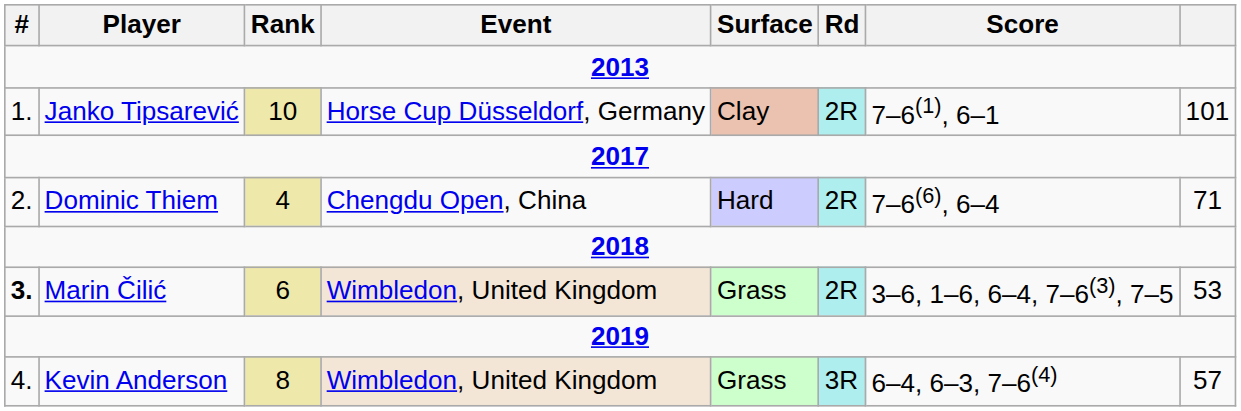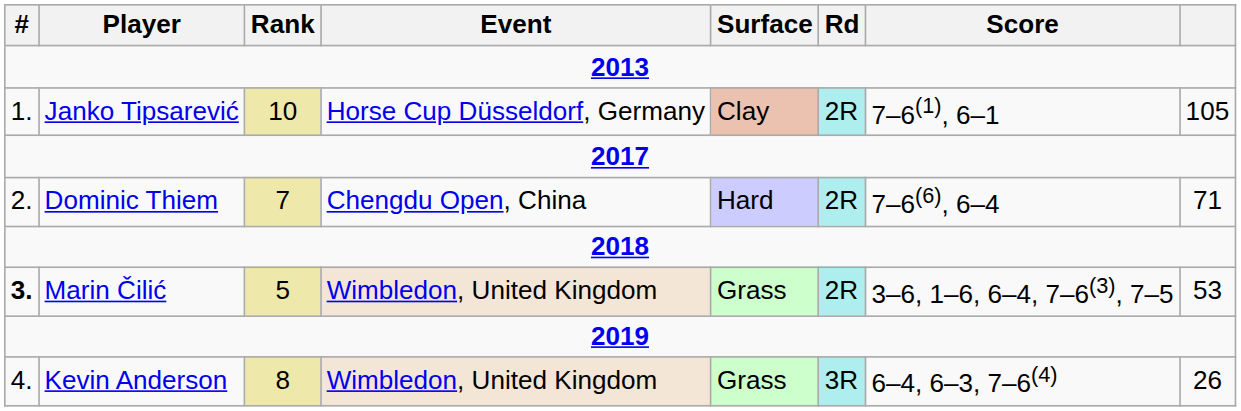(1207, 111) 101 -> (1207, 111) 105
(283, 201) 4 -> (283, 201) 7
(283, 290) 6 -> (283, 290) 5
(1207, 380) 57 -> (1207, 380) 26
